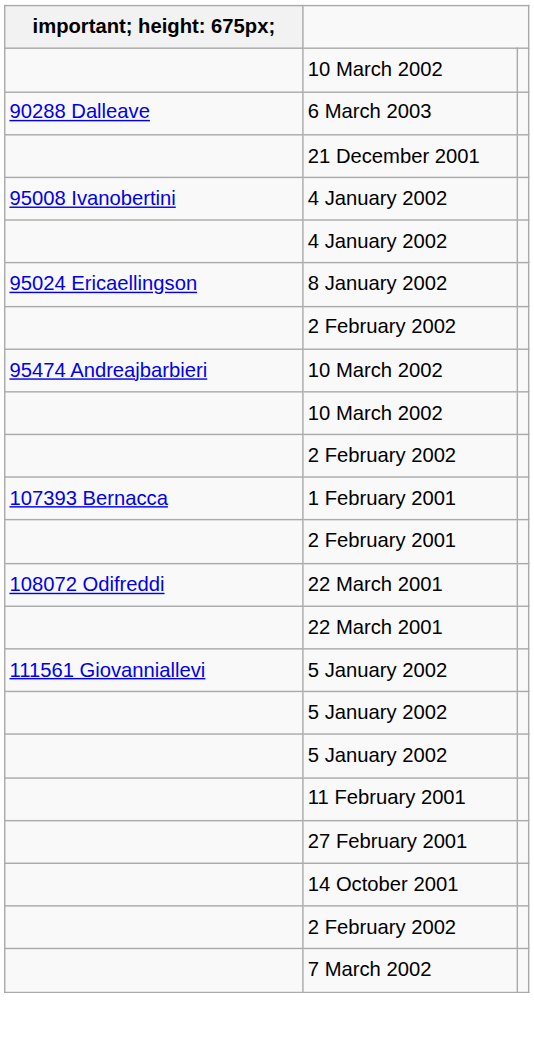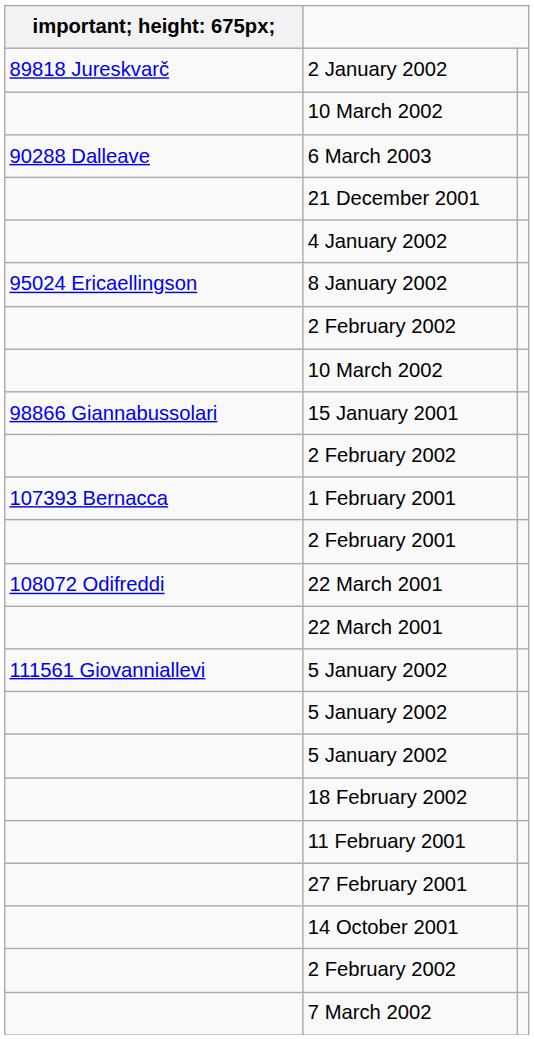+ row: (89, 69)
- row: (93, 198)
- row: (108, 369)
+ row: (113, 412)
+ row: (154, 799)
